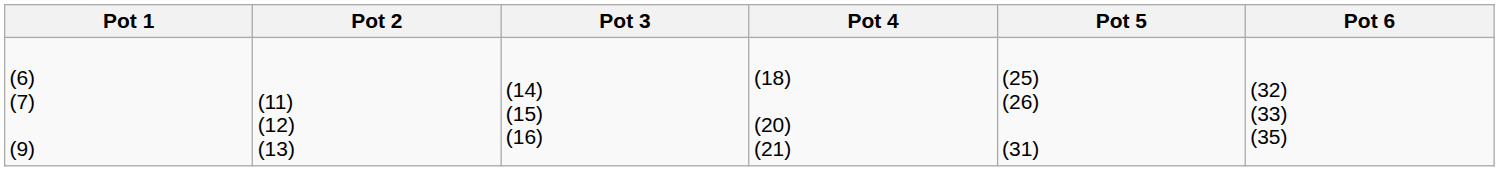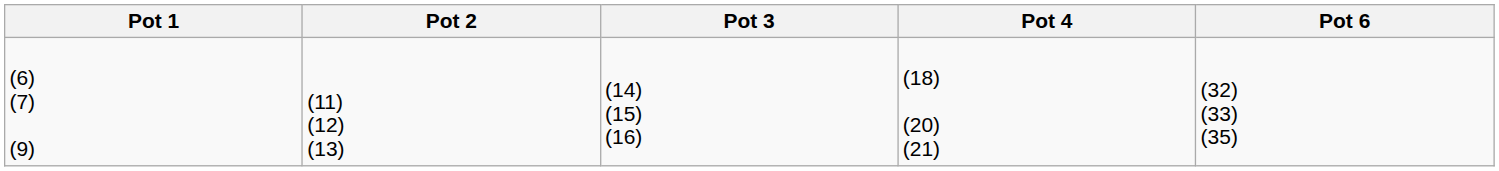- column: (1121, 21)
